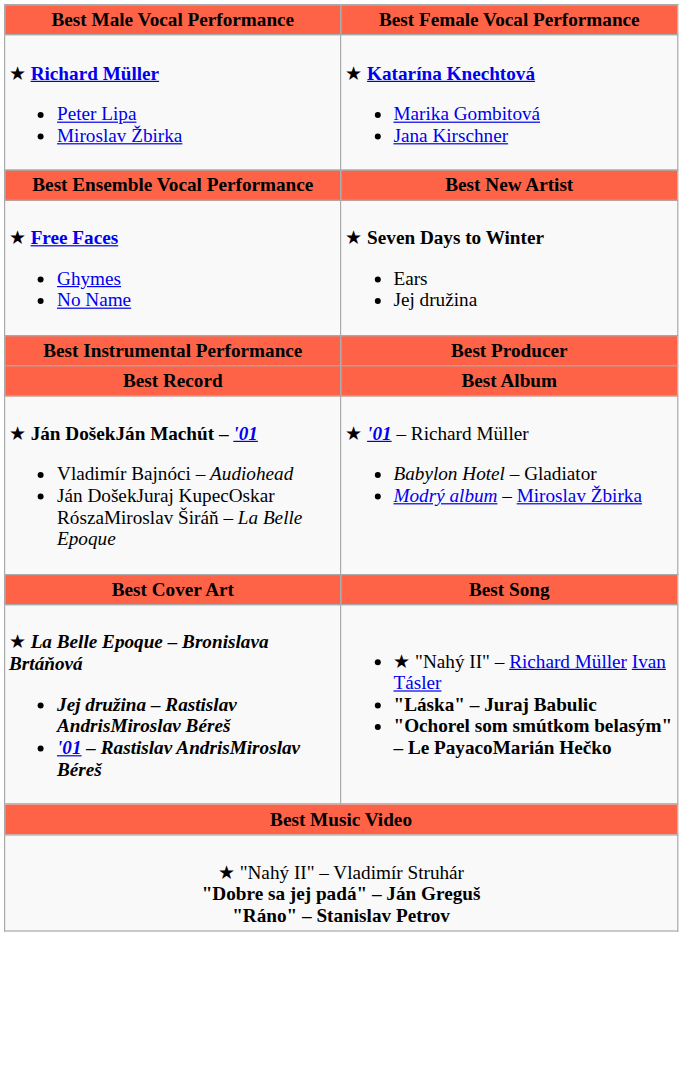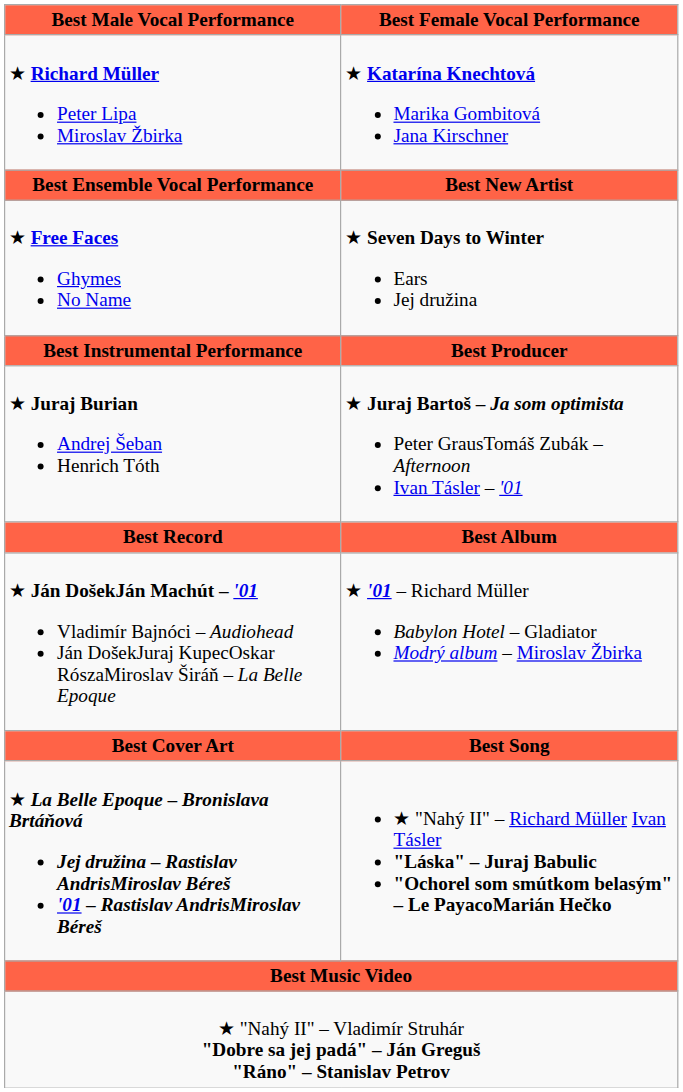+ row: (173, 435)
